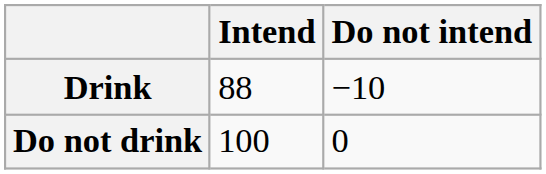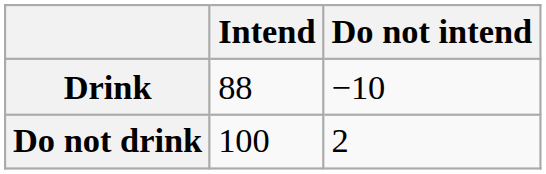(340, 140) 0 -> (340, 140) 2
